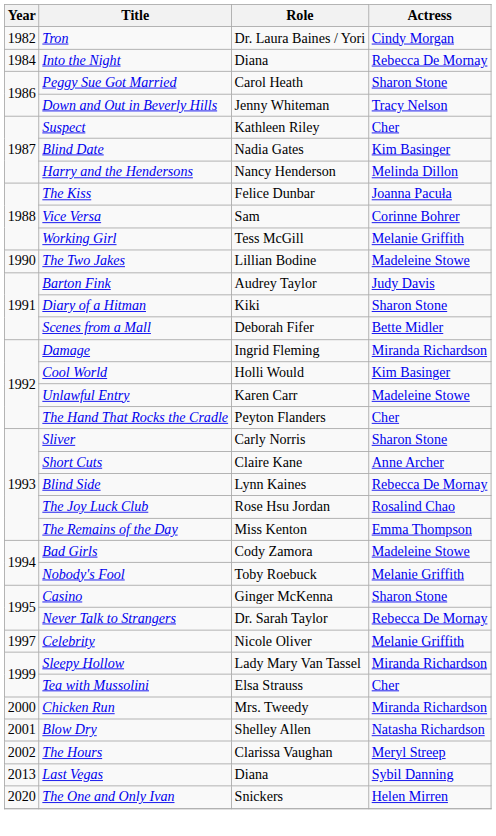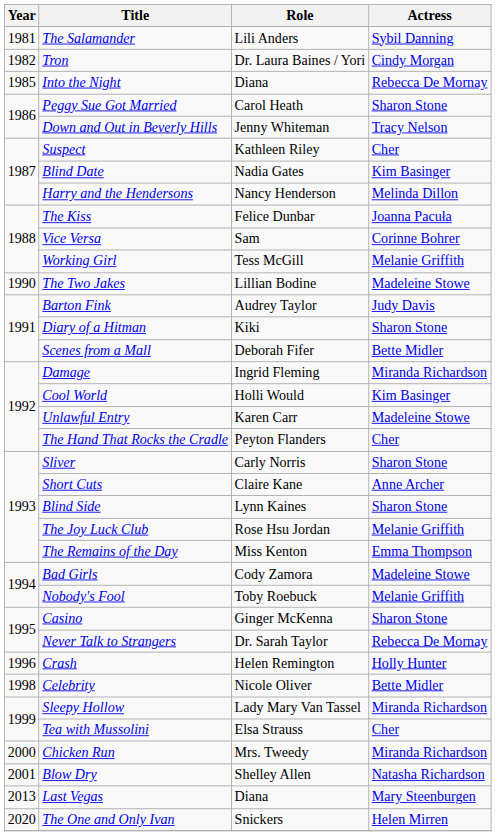+ row: (89, 37)
(22, 60) 1984 -> (22, 82) 1985
(430, 484) Rebecca De Mornay -> (409, 506) Sharon Stone
(413, 506) Rosalind Chao -> (418, 529) Melanie Griffith
+ row: (60, 663)
(22, 640) 1997 -> (22, 685) 1998
(418, 640) Melanie Griffith -> (407, 685) Bette Midler
- row: (72, 752)
(413, 774) Sybil Danning -> (424, 797) Mary Steenburgen
